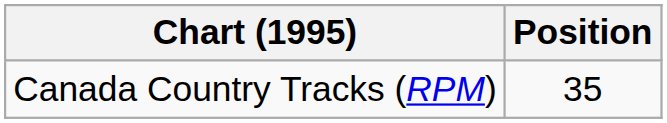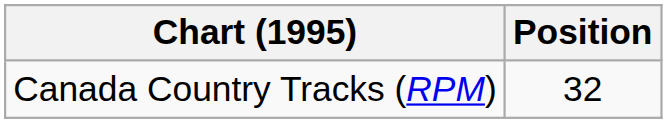(583, 88) 35 -> (583, 88) 32
